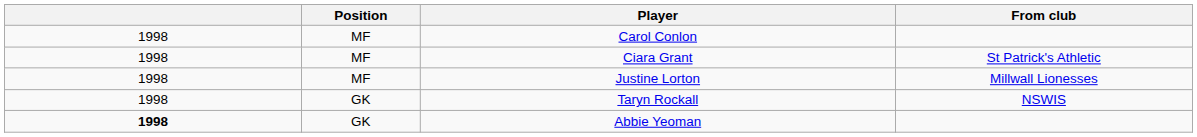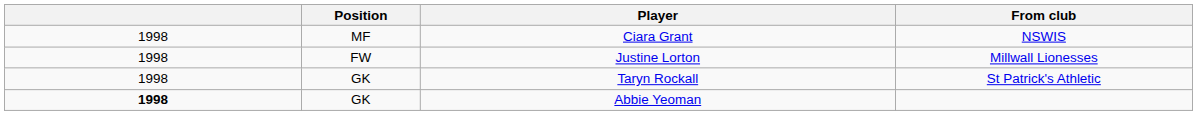- row: (658, 36)
(1044, 57) St Patrick's Athletic -> (1044, 36) NSWIS
(361, 78) MF -> (361, 57) FW
(1044, 100) NSWIS -> (1044, 78) St Patrick's Athletic
